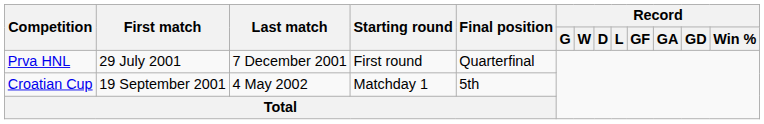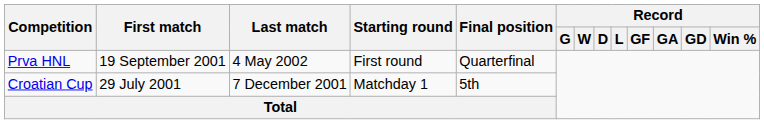(140, 61) 29 July 2001 -> (163, 61) 19 September 2001
(290, 61) 7 December 2001 -> (270, 61) 4 May 2002
(163, 84) 19 September 2001 -> (140, 84) 29 July 2001
(270, 84) 4 May 2002 -> (290, 84) 7 December 2001
